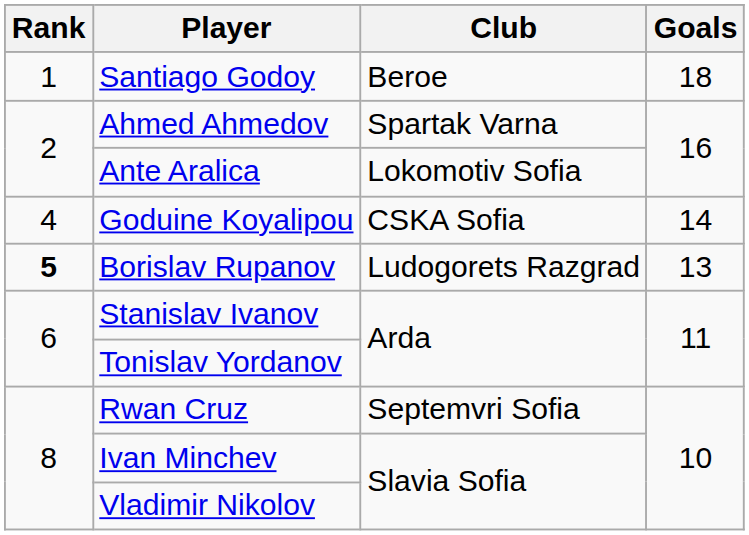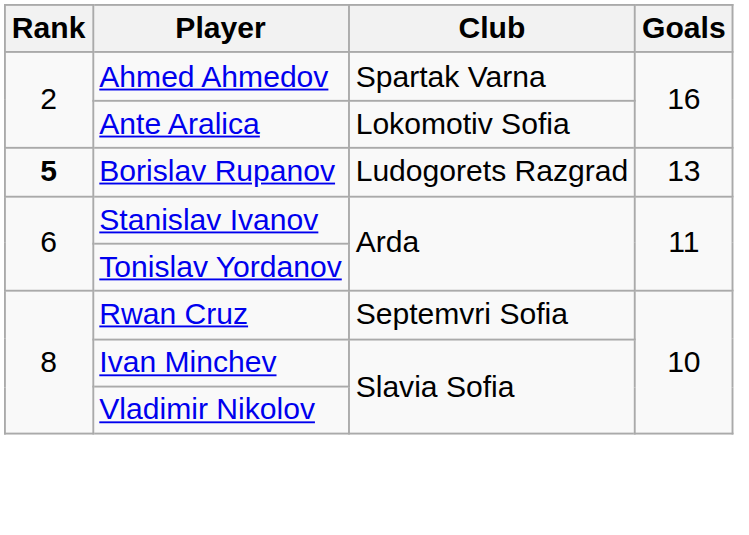- row: (207, 76)
- row: (226, 219)
